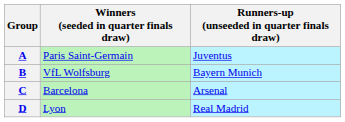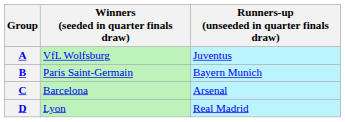(88, 55) Paris Saint-Germain -> (76, 55) VfL Wolfsburg
(76, 73) VfL Wolfsburg -> (88, 73) Paris Saint-Germain
